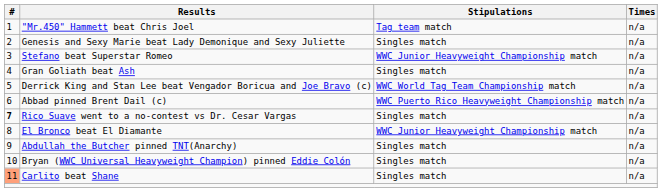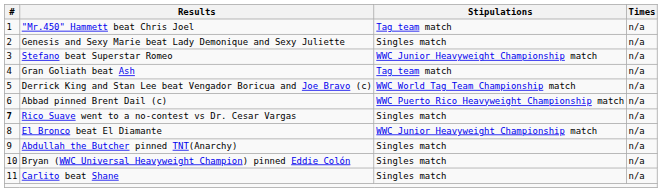(411, 72) Singles match -> (414, 72) Tag team match
(12, 176) lightsalmon background -> (12, 176) no background
